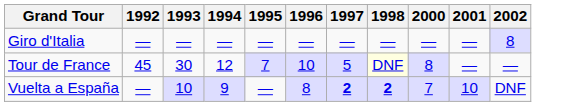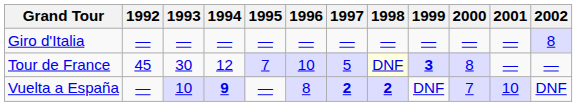+ column: (429, 16)
(225, 88) normal -> (225, 88) bold
